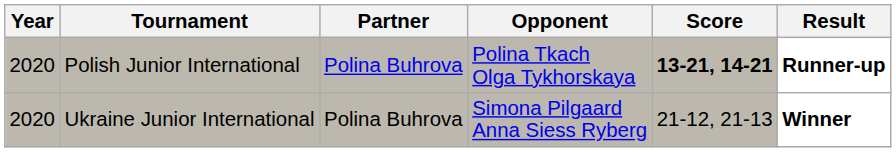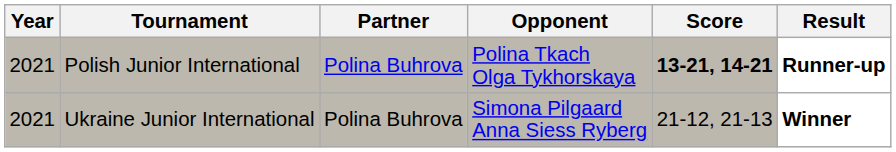(32, 65) 2020 -> (32, 65) 2021
(32, 120) 2020 -> (32, 120) 2021
